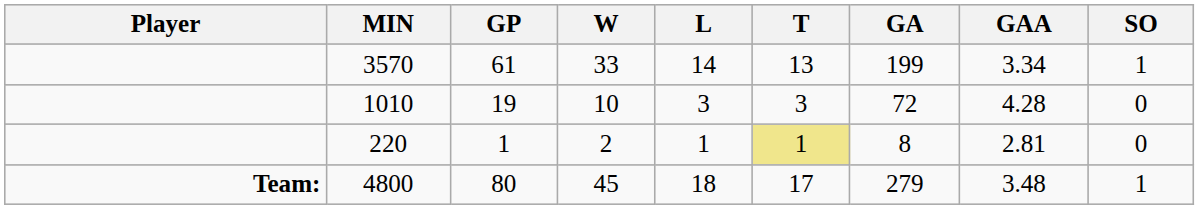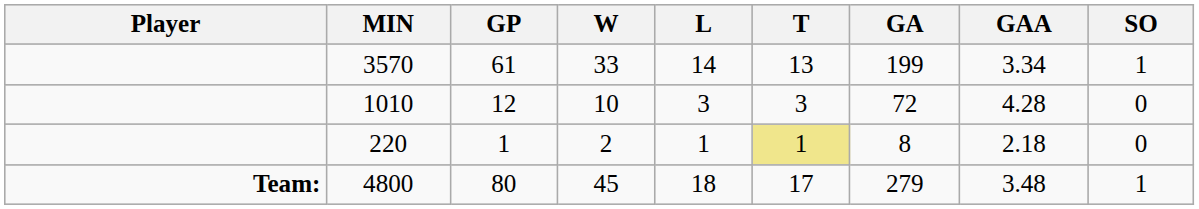(504, 104) 19 -> (504, 104) 12
(1024, 143) 2.81 -> (1024, 143) 2.18
